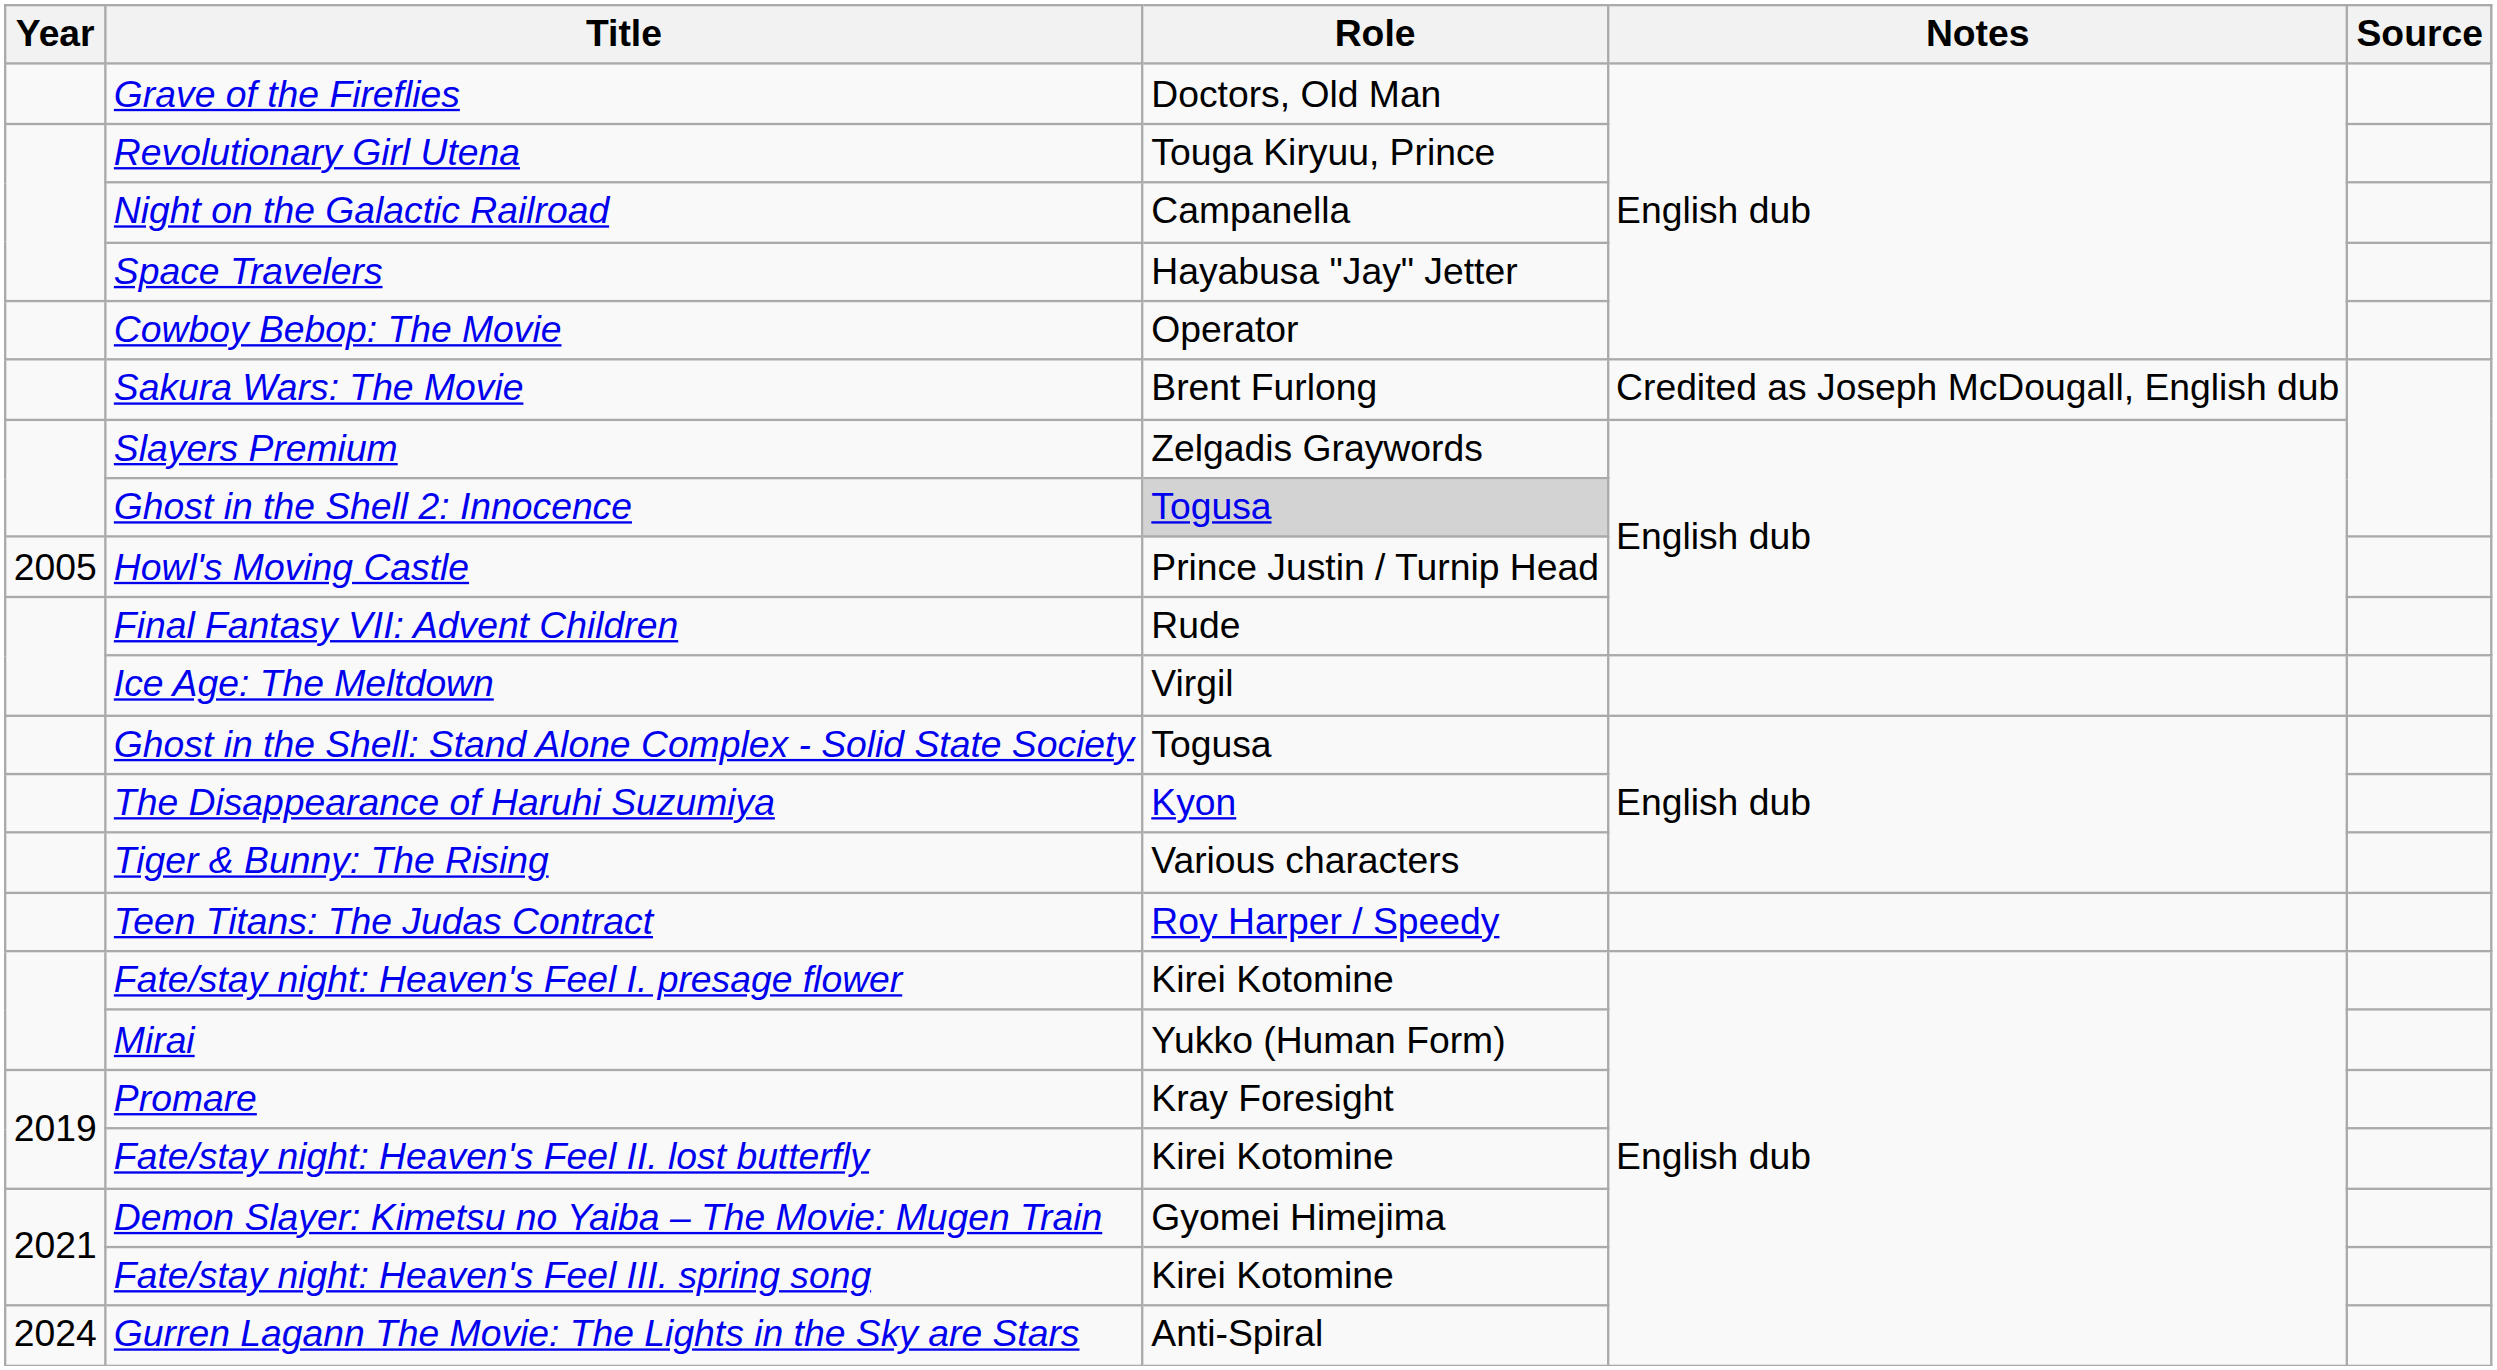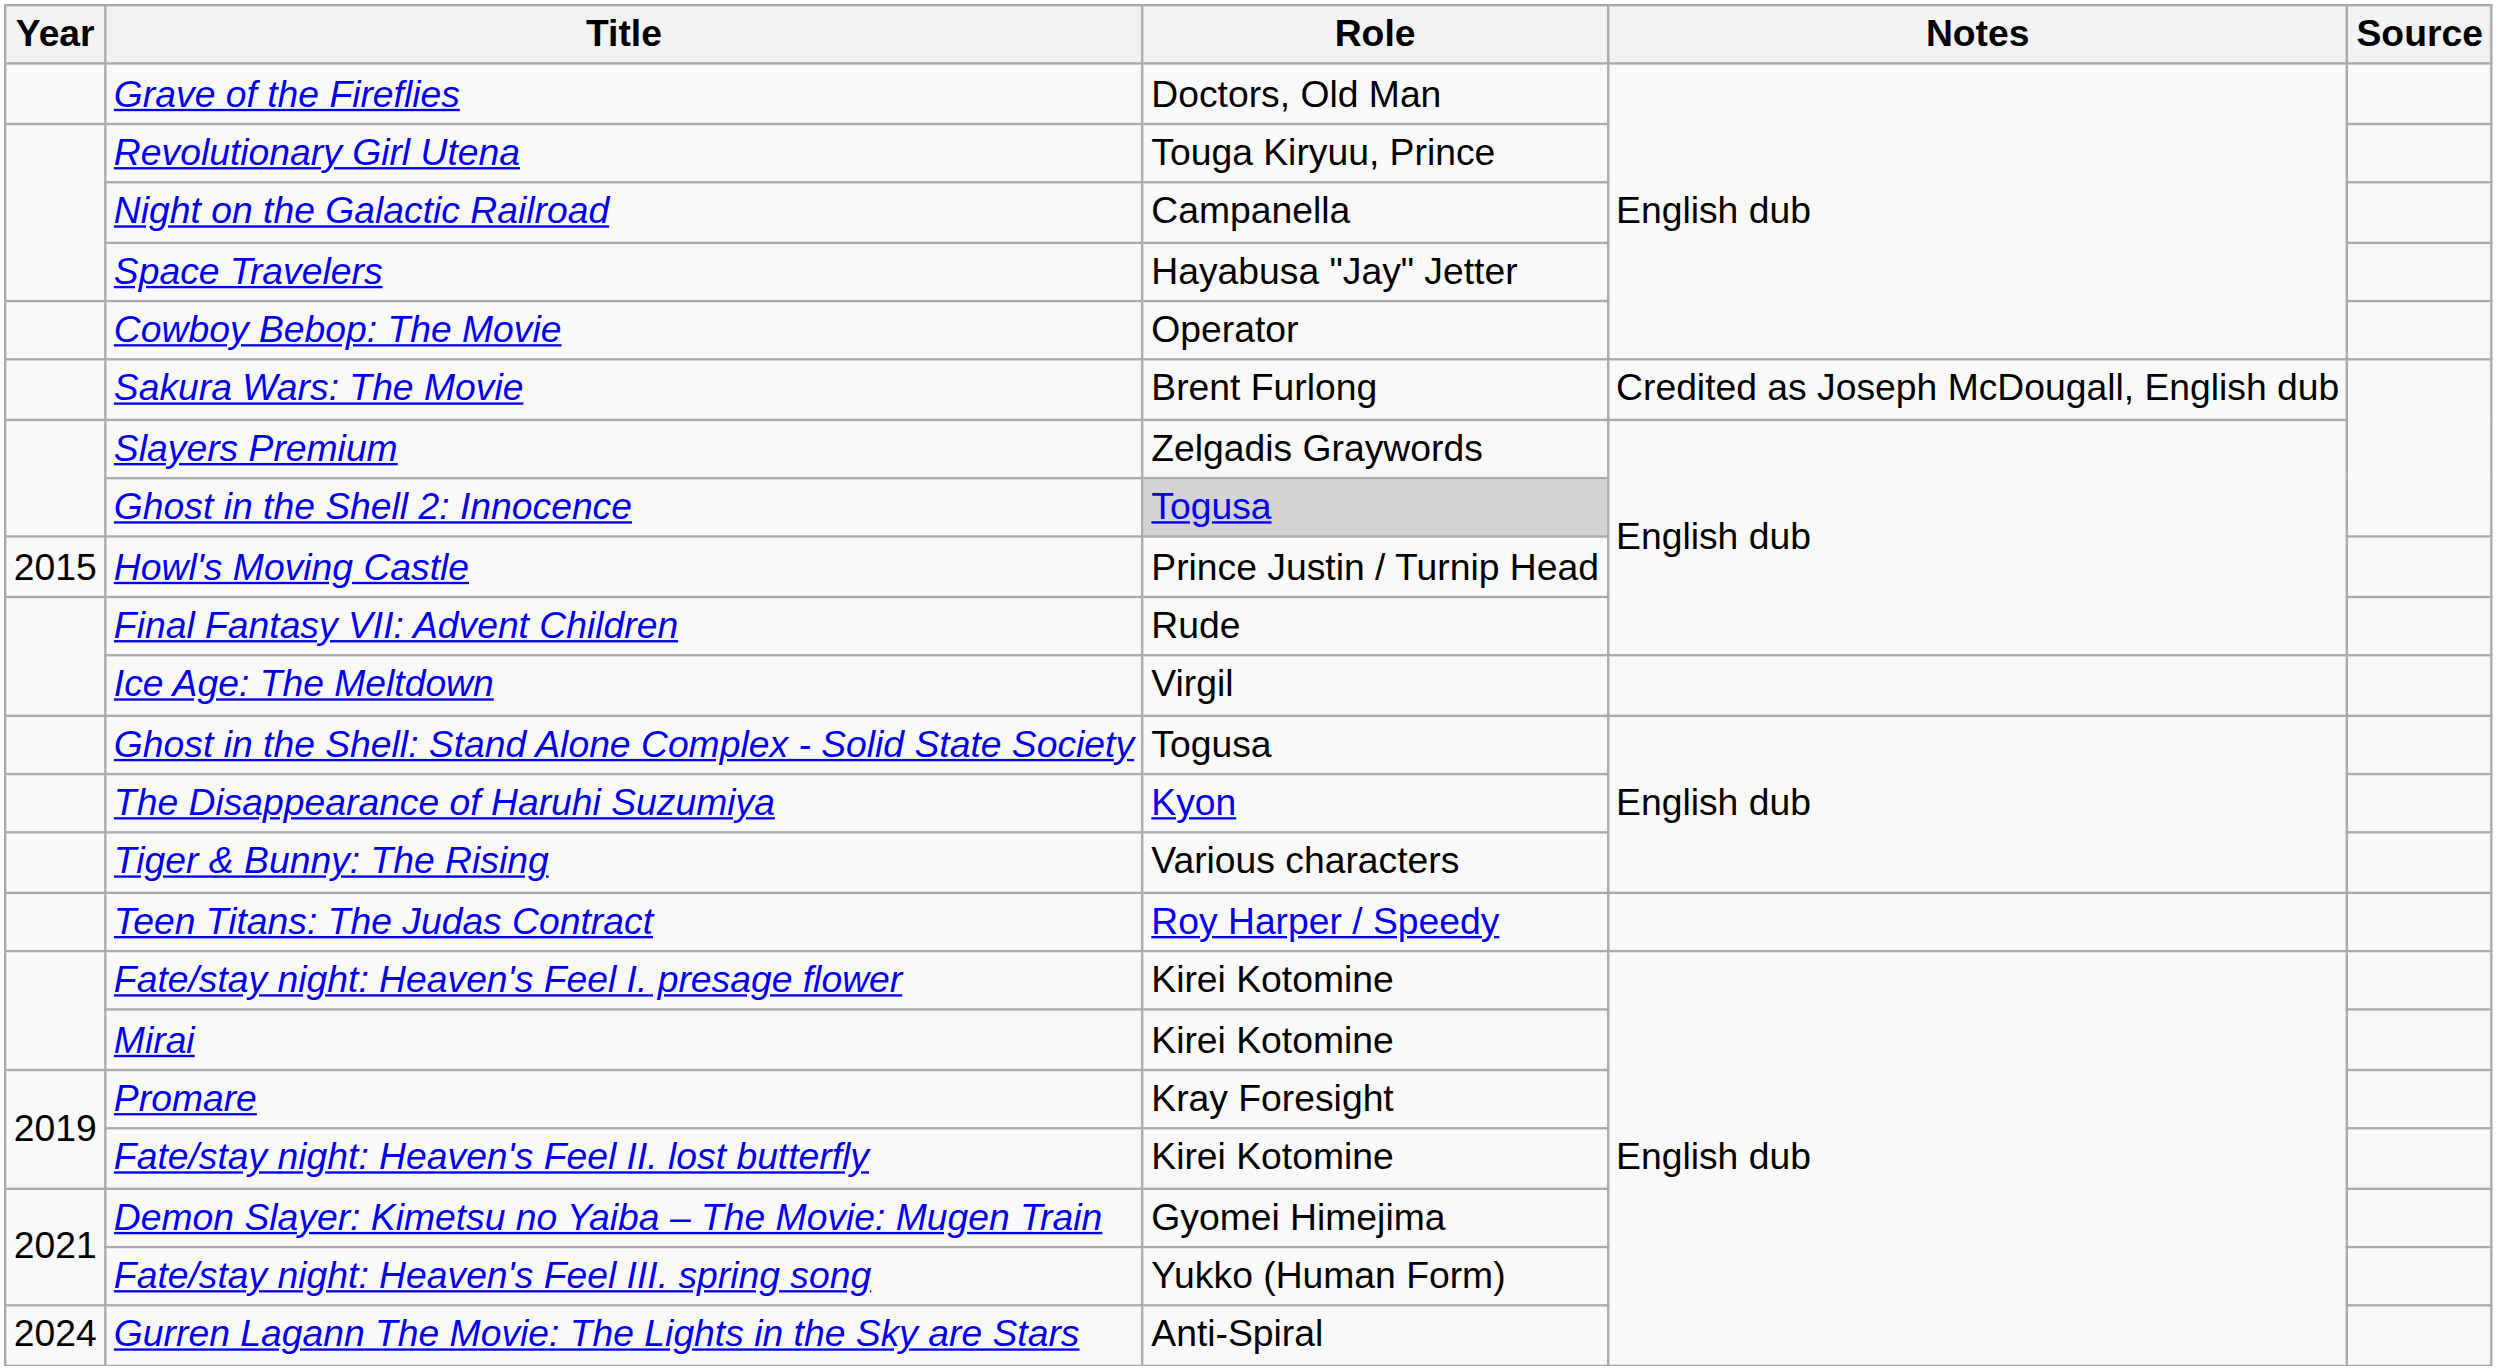(55, 566) 2005 -> (55, 566) 2015
(1328, 1039) Yukko (Human Form) -> (1273, 1039) Kirei Kotomine
(1273, 1275) Kirei Kotomine -> (1328, 1275) Yukko (Human Form)
